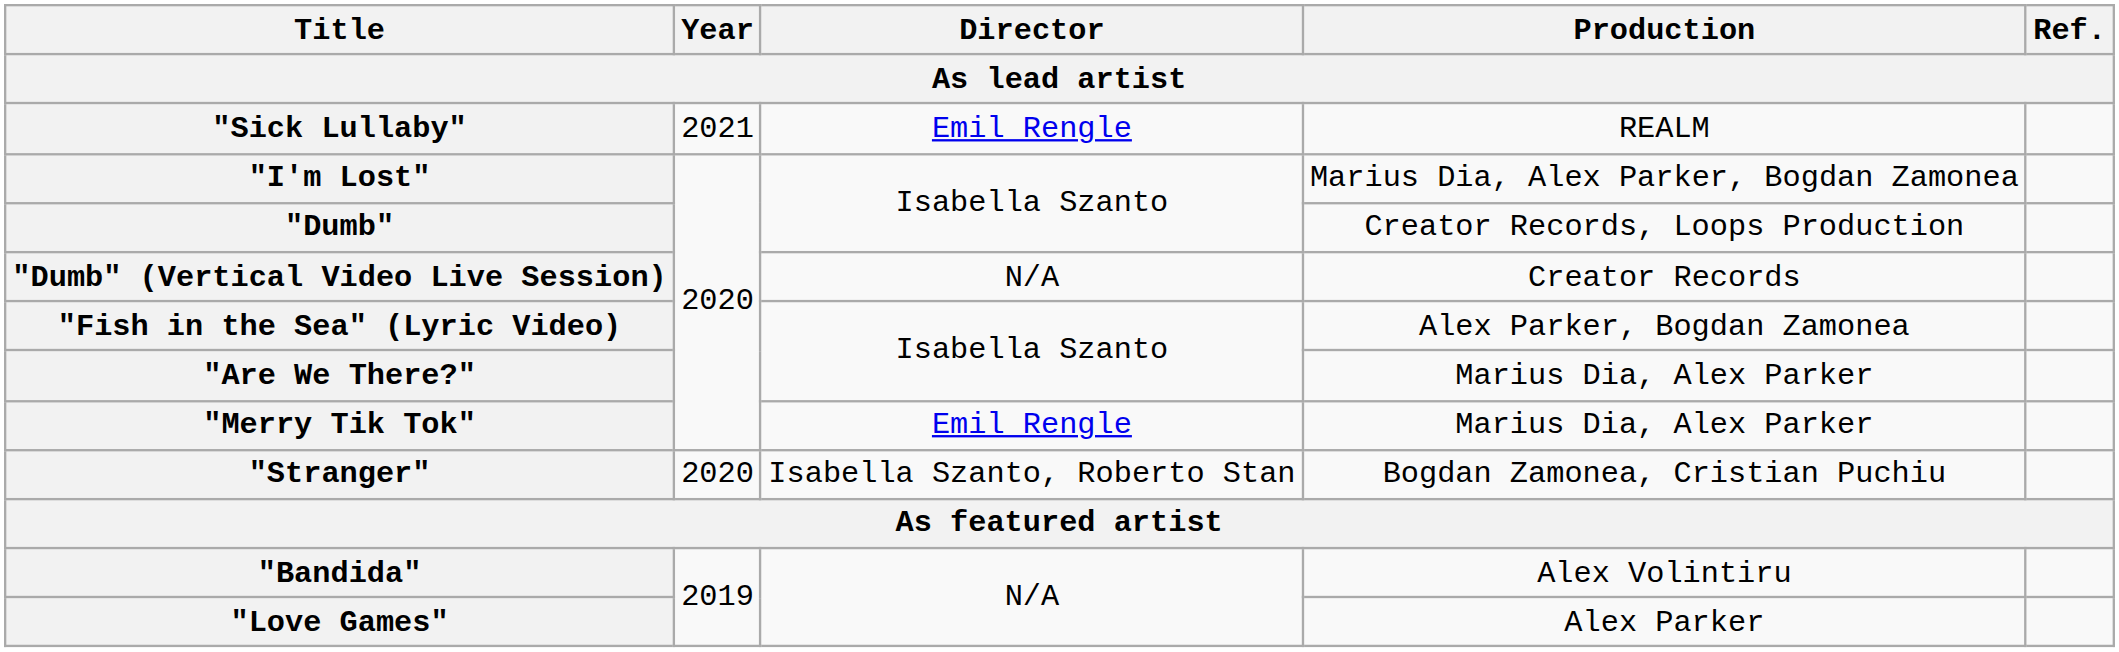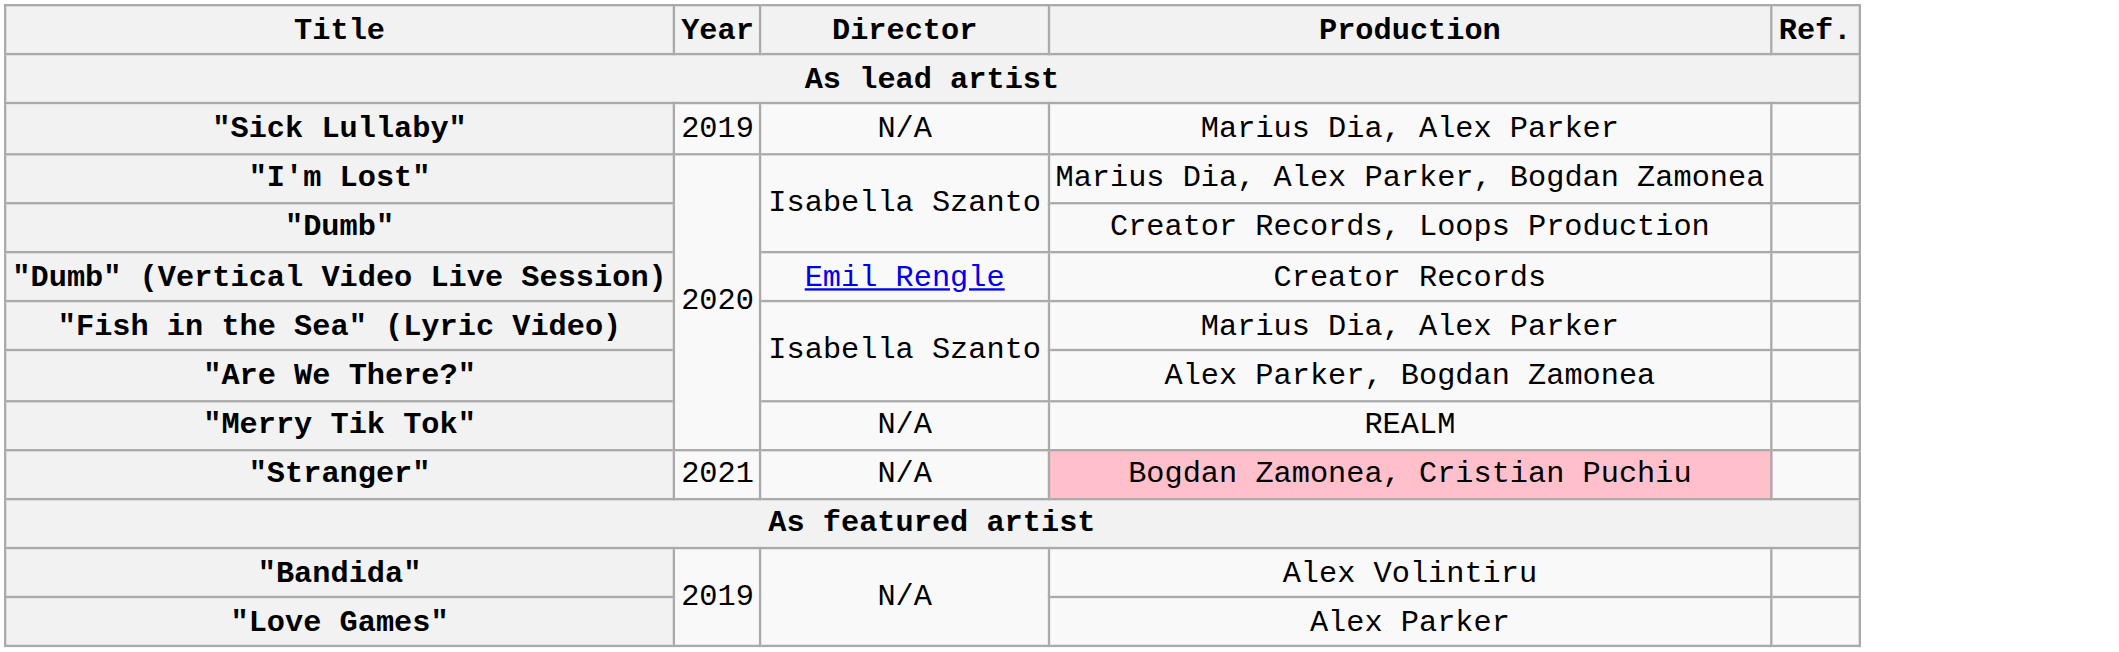(718, 129) 2021 -> (718, 129) 2019
(1032, 129) Emil Rengle -> (905, 129) N/A
(1664, 129) REALM -> (1410, 129) Marius Dia, Alex Parker
(1032, 277) N/A -> (905, 277) Emil Rengle
(1664, 326) Alex Parker, Bogdan Zamonea -> (1410, 326) Marius Dia, Alex Parker
(1664, 375) Marius Dia, Alex Parker -> (1410, 375) Alex Parker, Bogdan Zamonea
(1032, 425) Emil Rengle -> (905, 425) N/A
(1664, 425) Marius Dia, Alex Parker -> (1410, 425) REALM
(718, 474) 2020 -> (718, 474) 2021
(1032, 474) Isabella Szanto, Roberto Stan -> (905, 474) N/A
(1664, 474) no background -> (1410, 474) pink background
